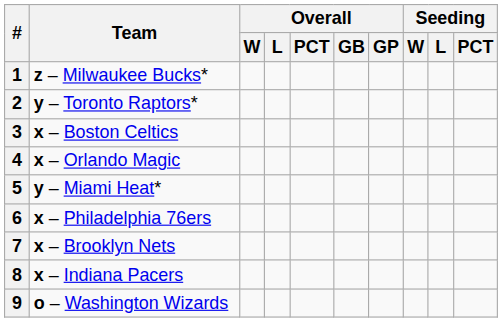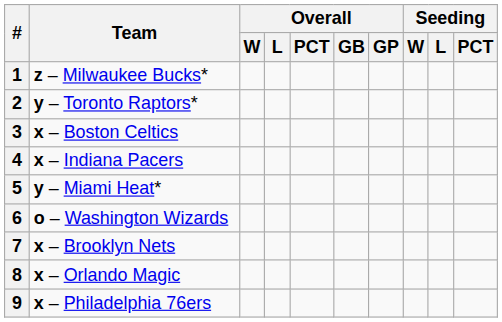(107, 160) x – Orlando Magic -> (108, 160) x – Indiana Pacers
(122, 217) x – Philadelphia 76ers -> (131, 217) o – Washington Wizards
(108, 274) x – Indiana Pacers -> (107, 274) x – Orlando Magic
(131, 302) o – Washington Wizards -> (122, 302) x – Philadelphia 76ers
